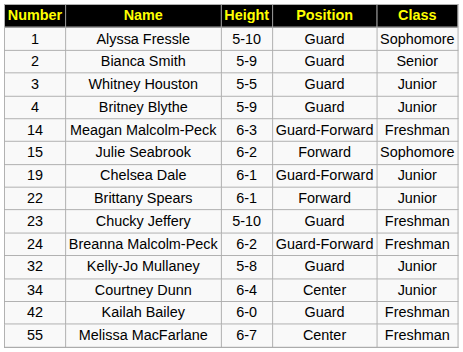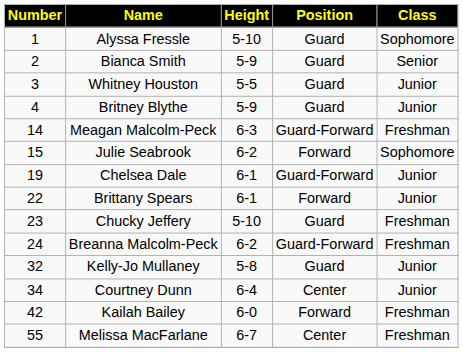(325, 312) Guard -> (325, 312) Forward
